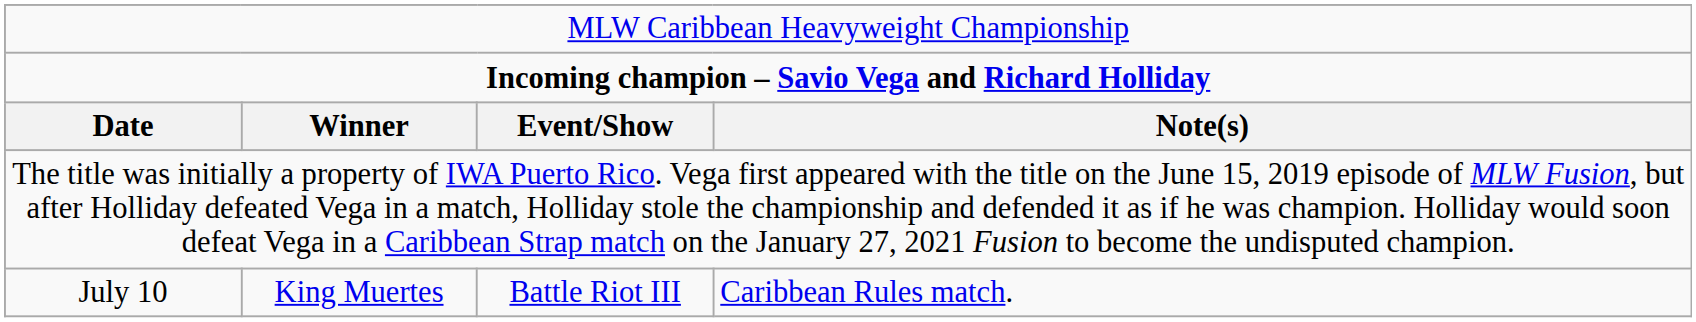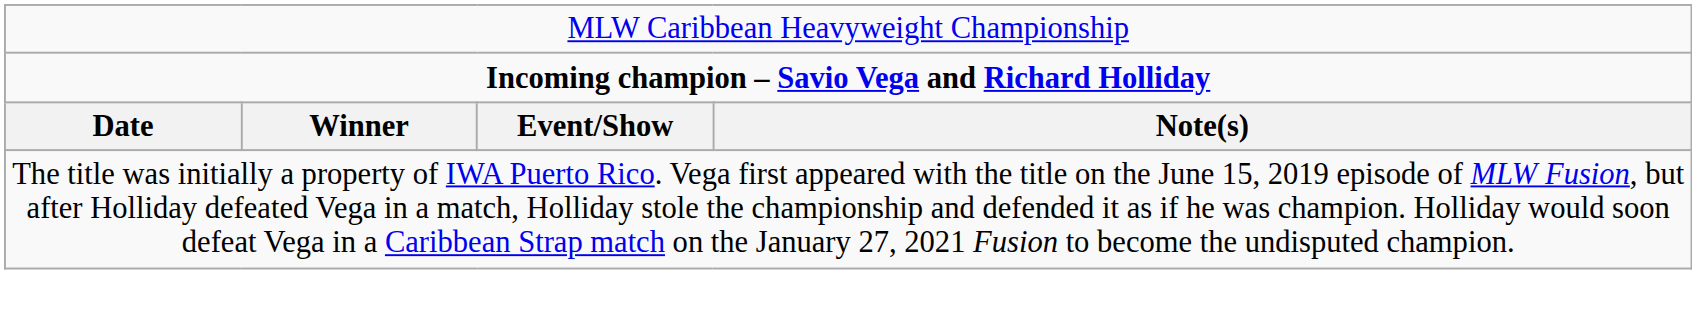- row: (123, 291)
